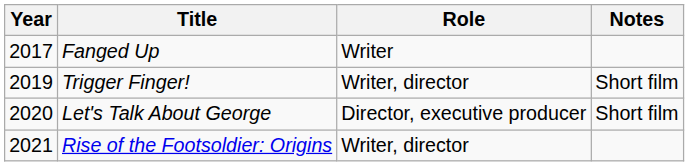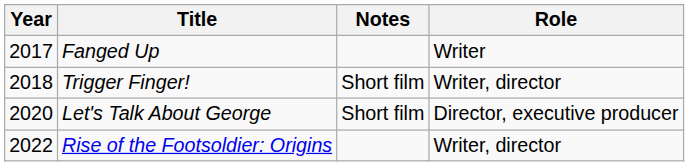columns swapped: (464, 20) <-> (637, 20)
(31, 82) 2019 -> (31, 82) 2018
(31, 144) 2021 -> (31, 144) 2022
